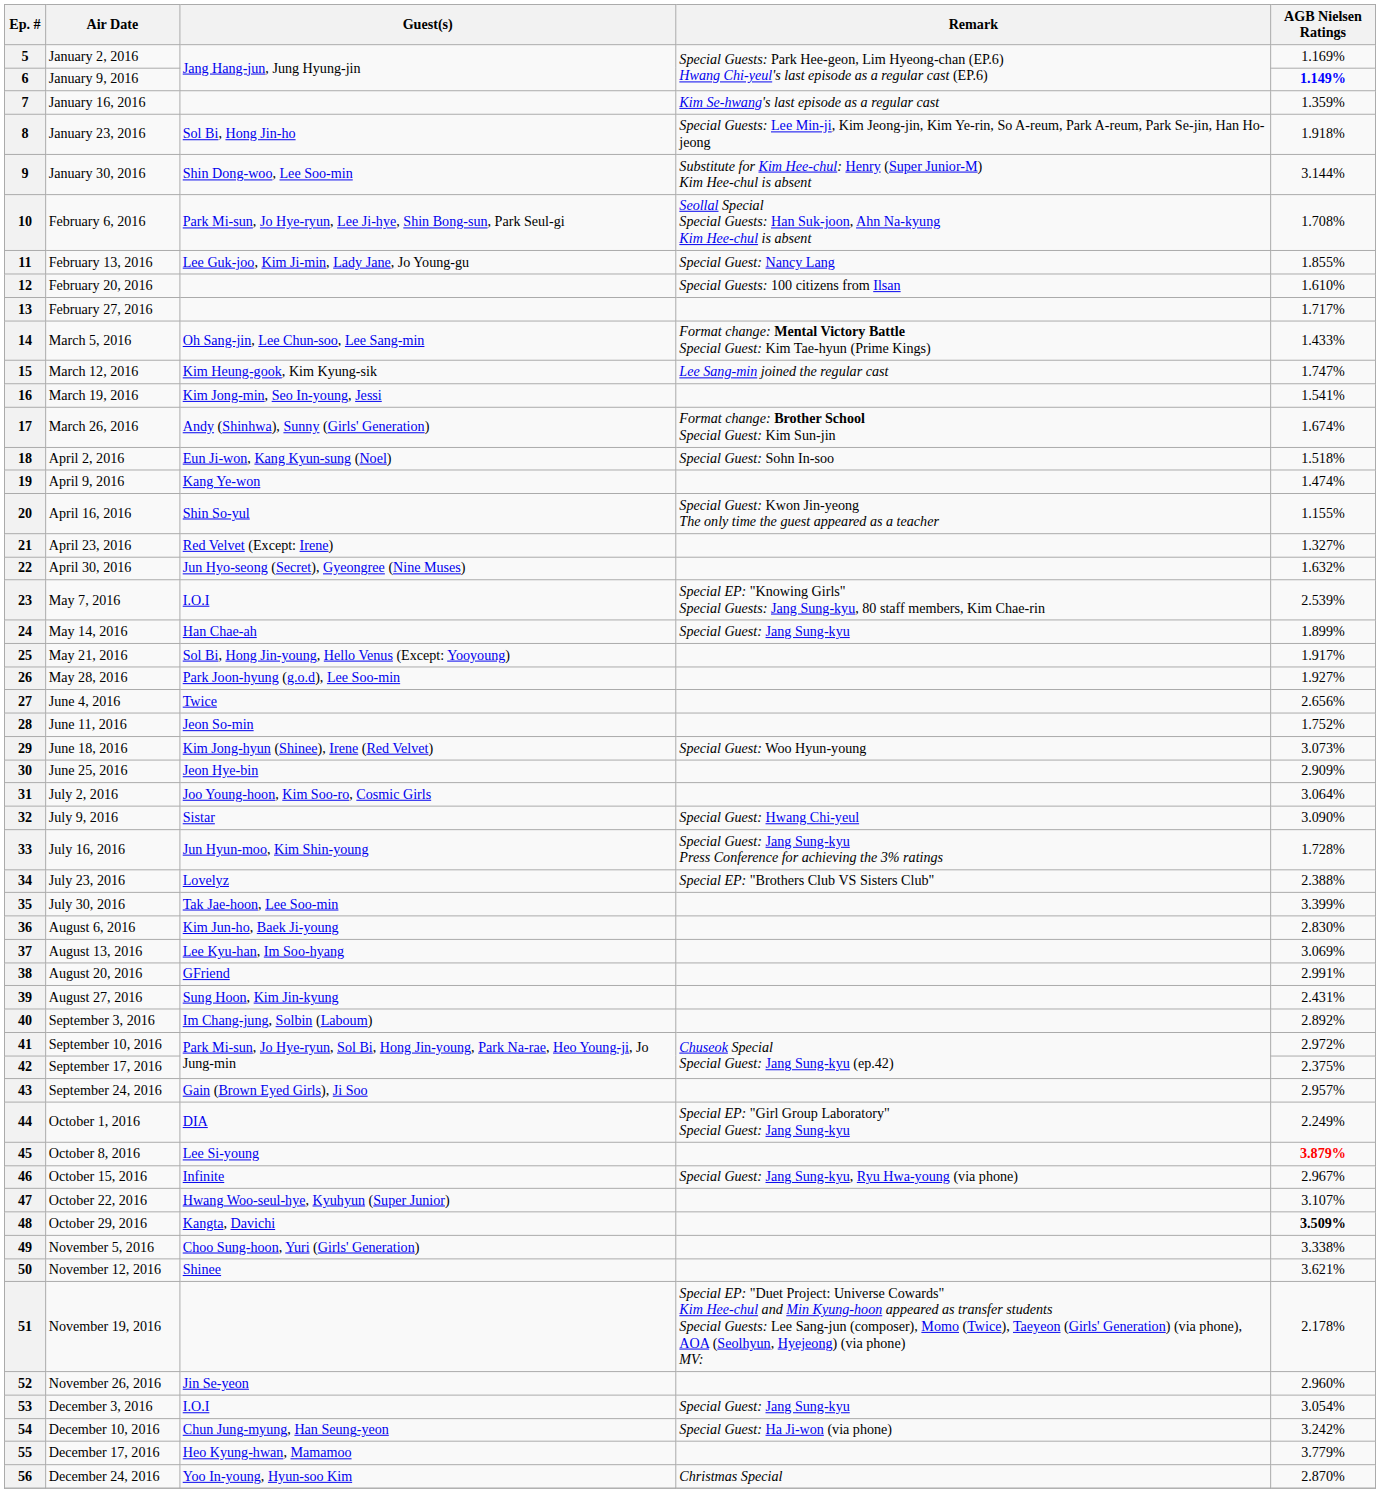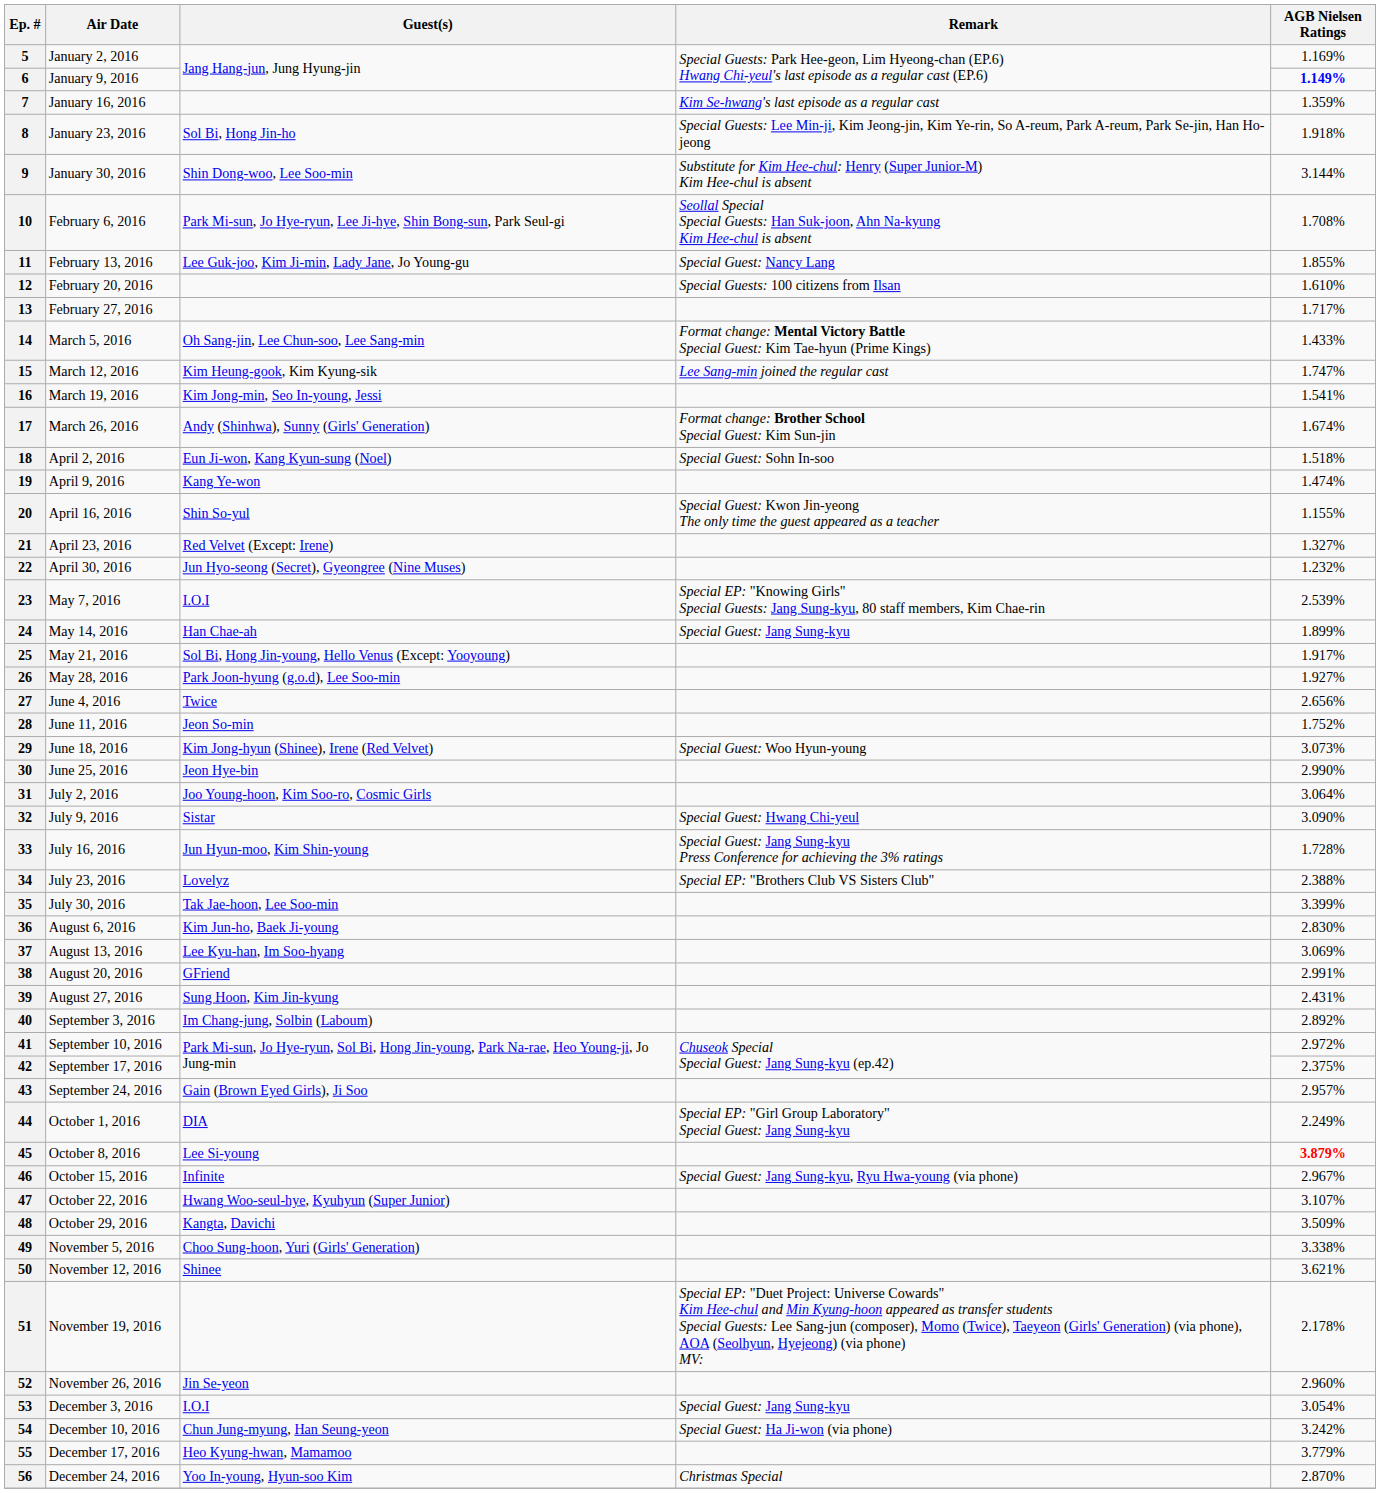(1323, 568) 1.632% -> (1323, 568) 1.232%
(1323, 771) 2.909% -> (1323, 771) 2.990%
(1323, 1223) bold -> (1323, 1223) normal
